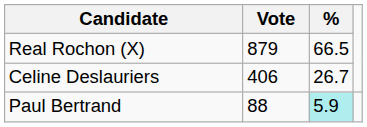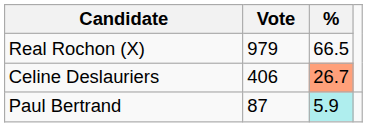(263, 48) 879 -> (263, 48) 979
(331, 77) no background -> (331, 77) lightsalmon background
(258, 106) 88 -> (258, 106) 87
